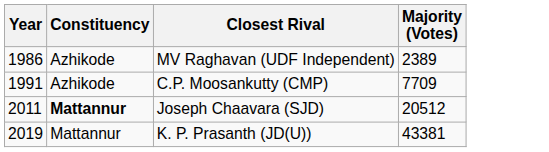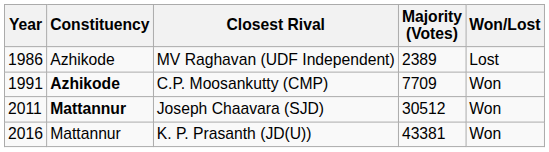+ column: (505, 25)
(82, 84) normal -> (85, 84) bold
(424, 109) 20512 -> (424, 109) 30512
(26, 134) 2019 -> (26, 134) 2016
